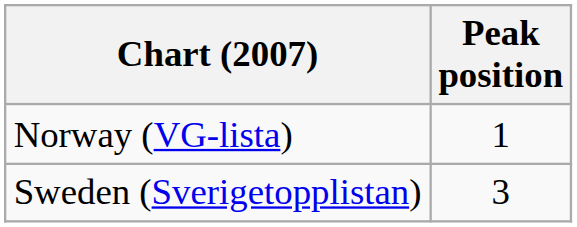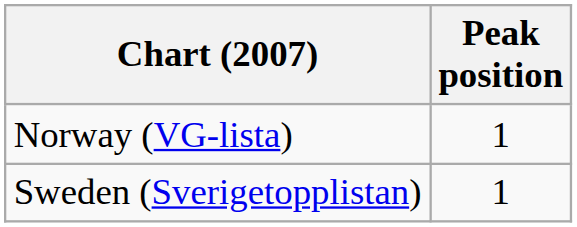(501, 191) 3 -> (501, 191) 1
